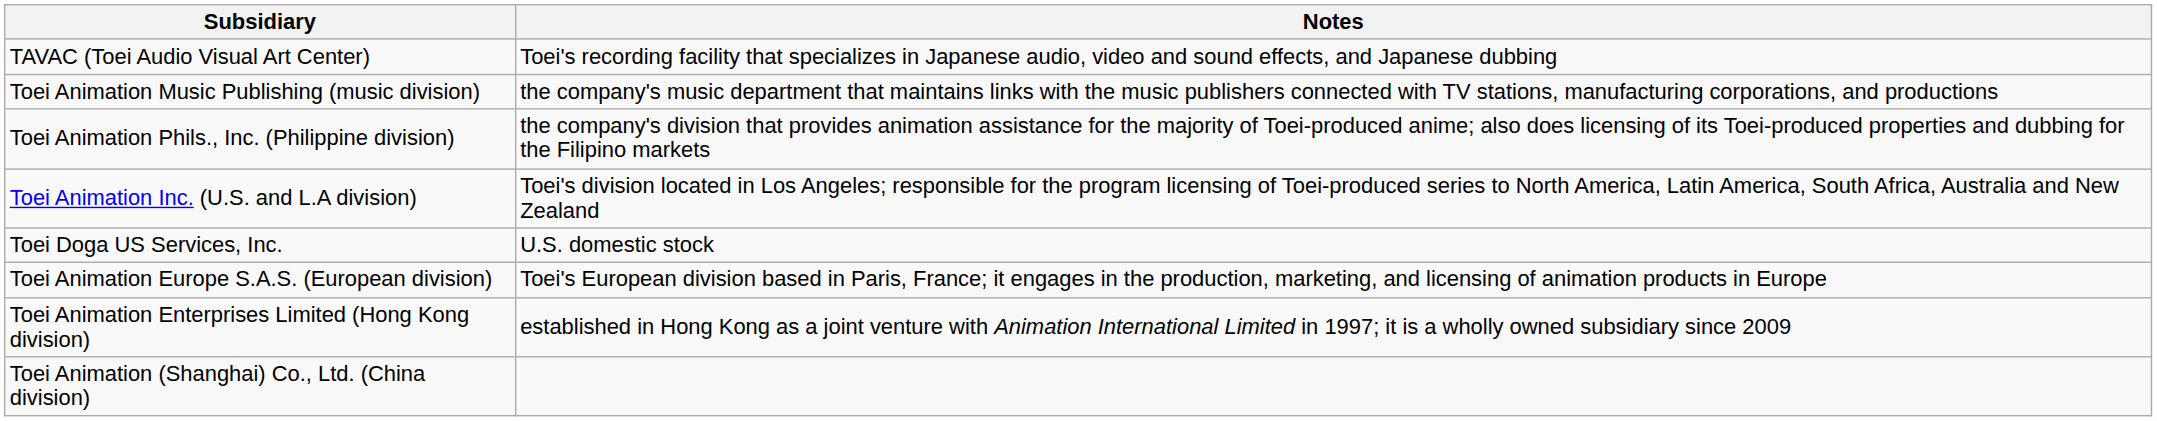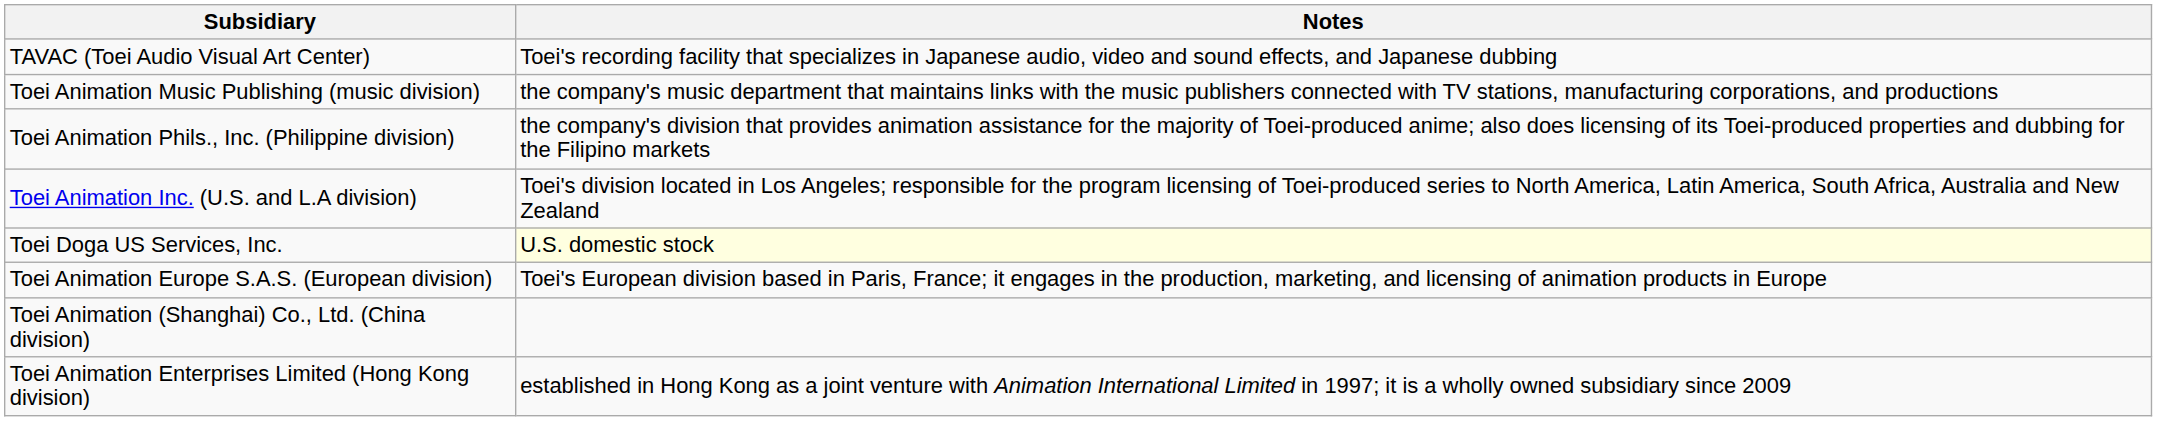(617, 245) no background -> (617, 245) lightyellow background
rows swapped: (239, 326) <-> (217, 386)
